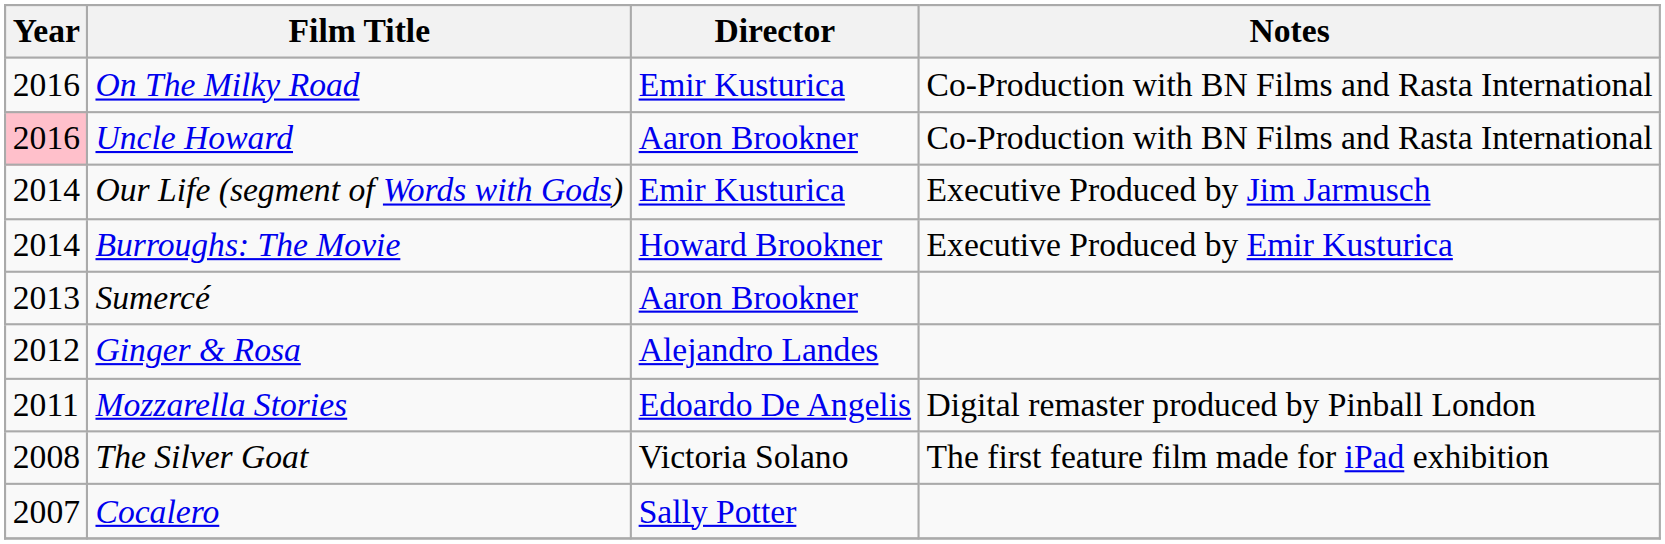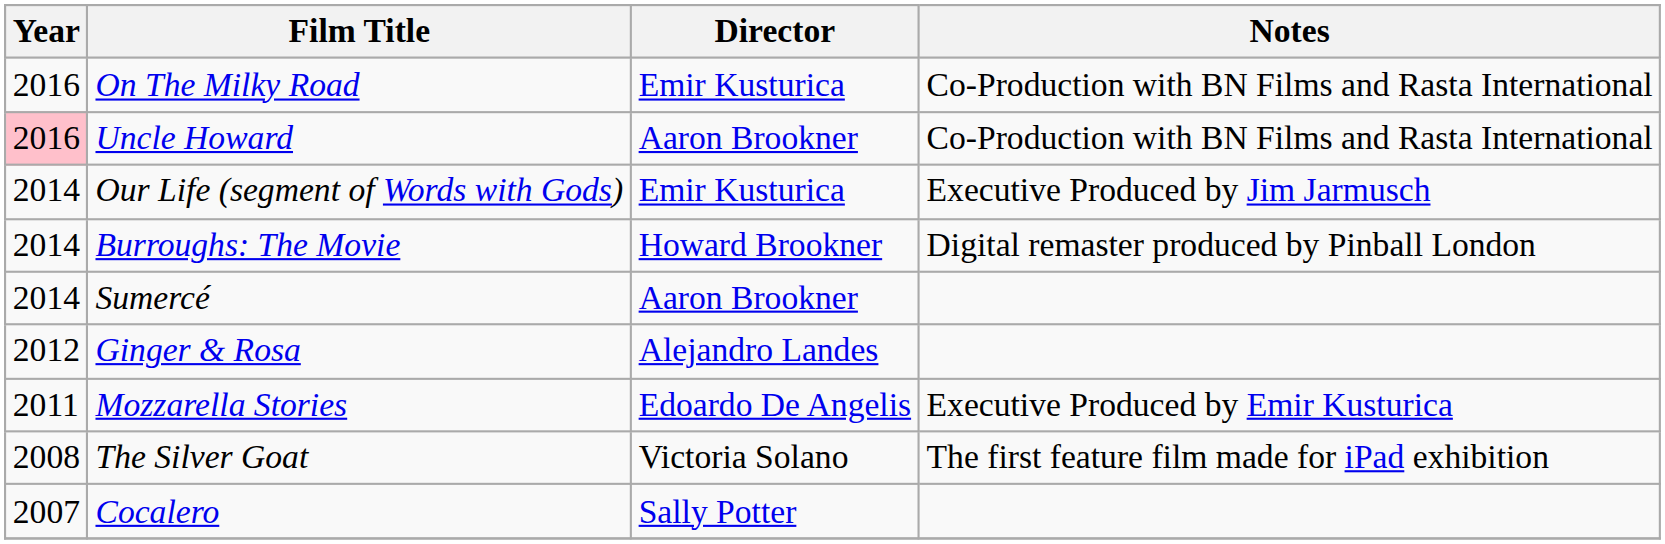(1190, 244) Executive Produced by Emir Kusturica -> (1231, 244) Digital remaster produced by Pinball London
(46, 297) 2013 -> (46, 297) 2014
(1231, 404) Digital remaster produced by Pinball London -> (1190, 404) Executive Produced by Emir Kusturica
